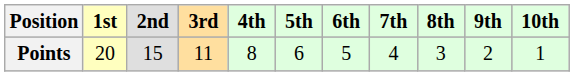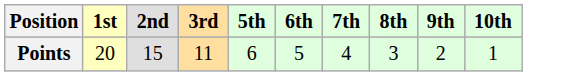- column: (252, 20)
